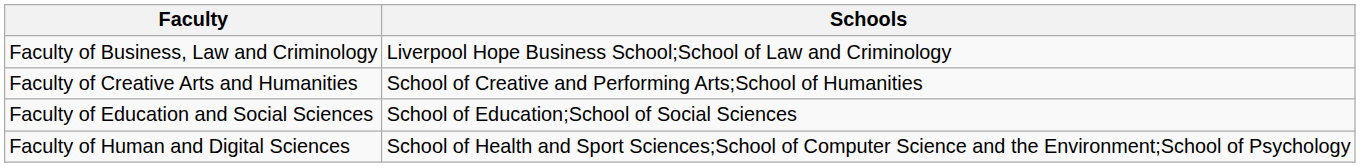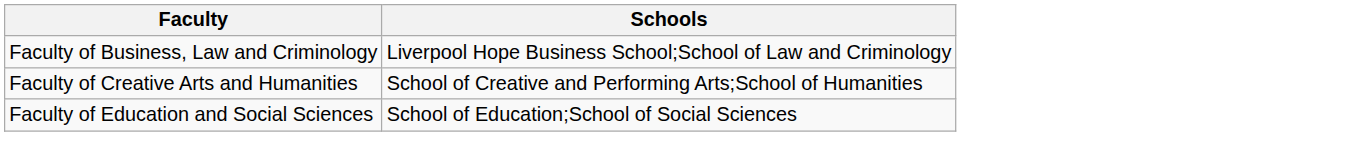- row: (180, 146)
